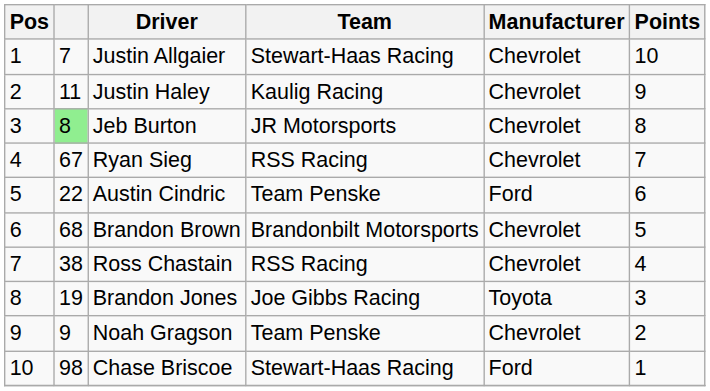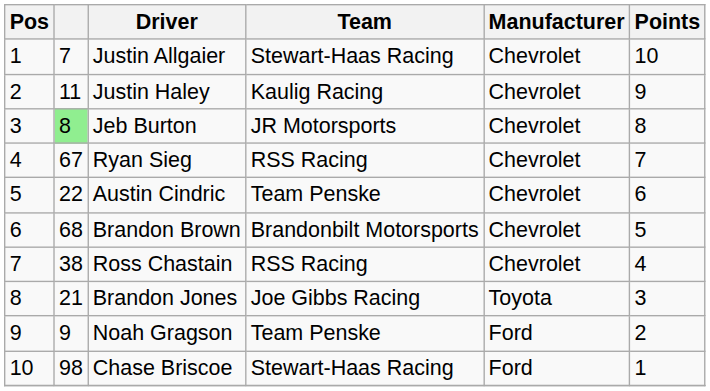(511, 194) Ford -> (535, 194) Chevrolet
(71, 298) 19 -> (71, 298) 21
(535, 332) Chevrolet -> (511, 332) Ford
